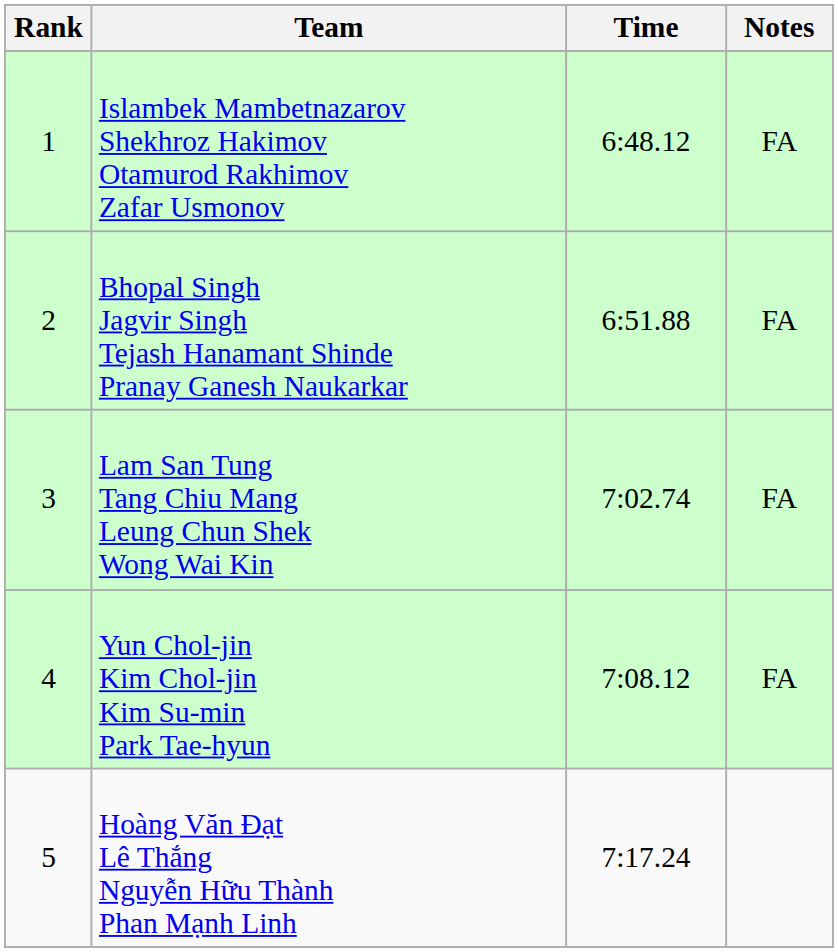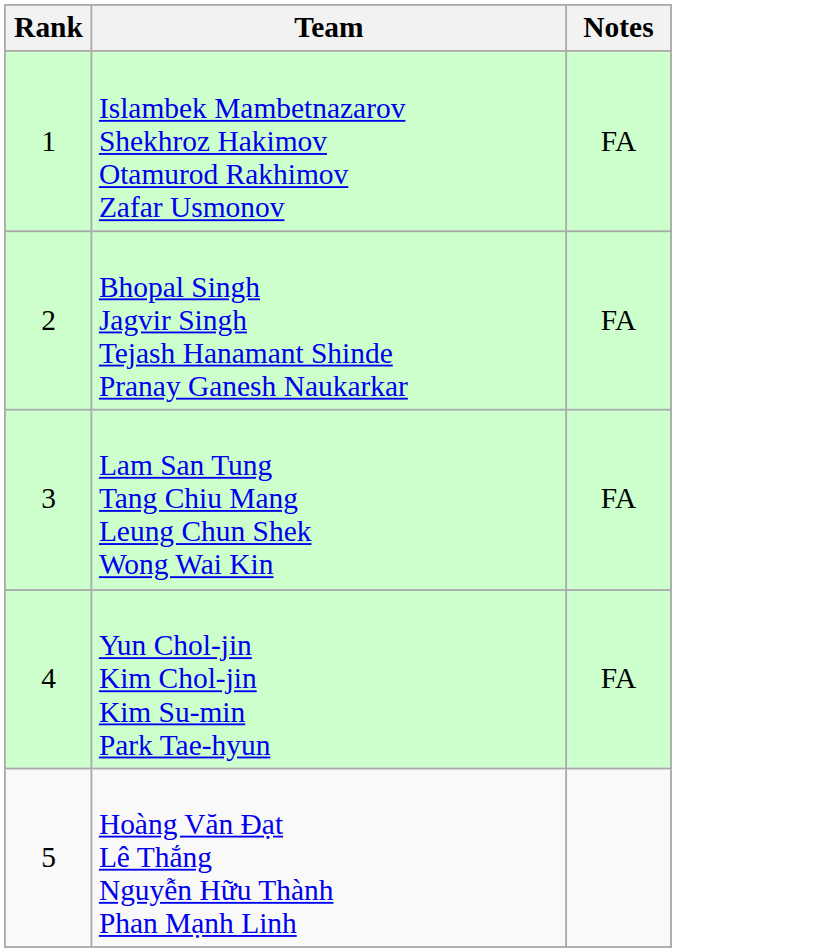- column: (646, 27)
